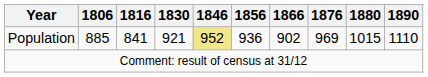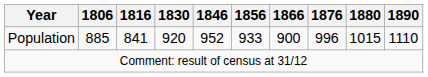(174, 38) 921 -> (174, 38) 920
(212, 38) khaki background -> (212, 38) no background
(250, 38) 936 -> (250, 38) 933
(289, 38) 902 -> (289, 38) 900
(327, 38) 969 -> (327, 38) 996
